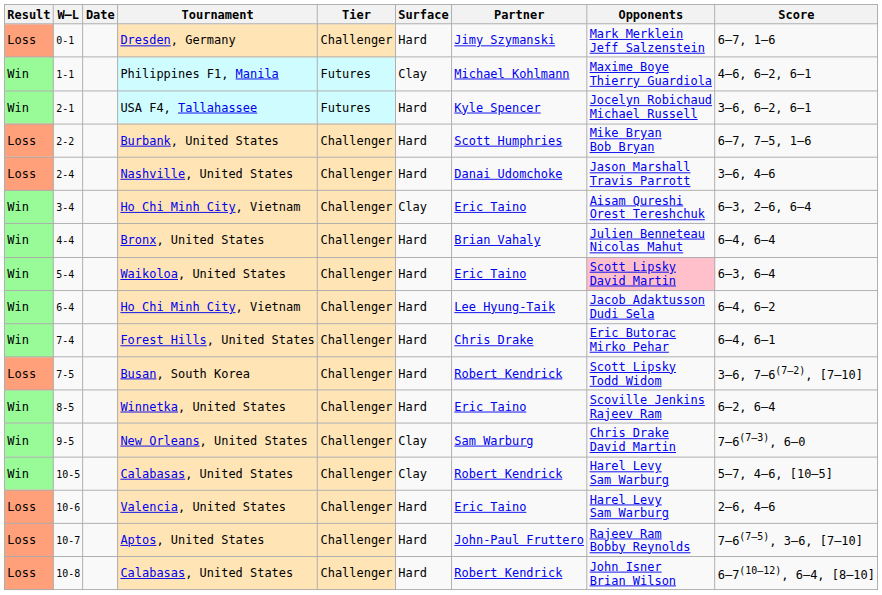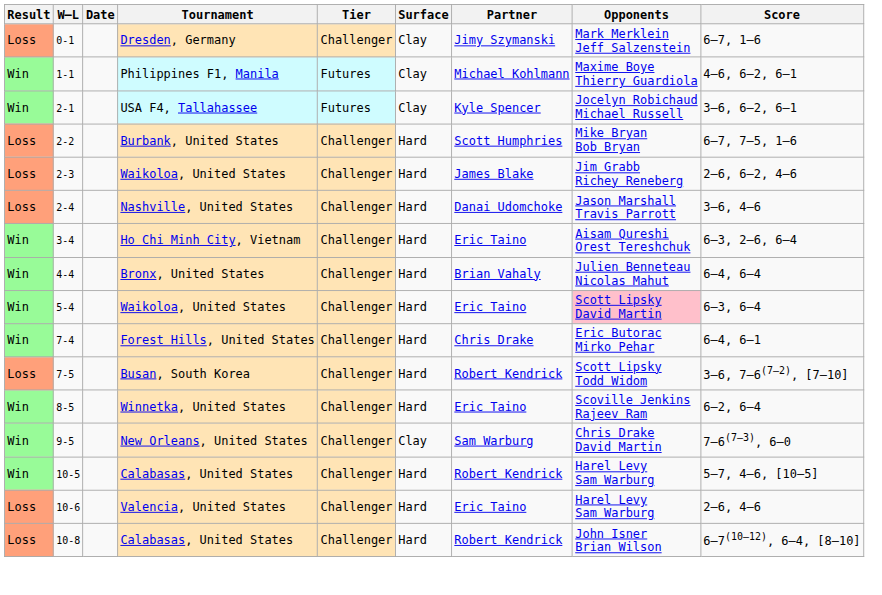(413, 41) Hard -> (413, 41) Clay
(413, 107) Hard -> (413, 107) Clay
+ row: (65, 175)
(413, 207) Clay -> (413, 240) Hard
- row: (65, 308)
(413, 473) Clay -> (413, 473) Hard
- row: (68, 541)
